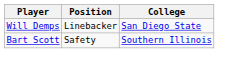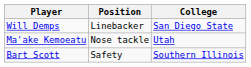+ row: (46, 40)
